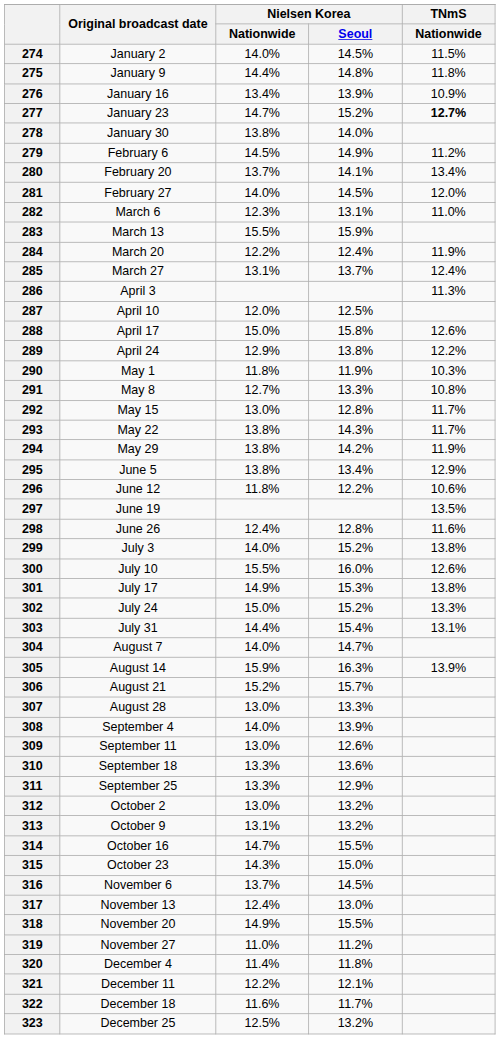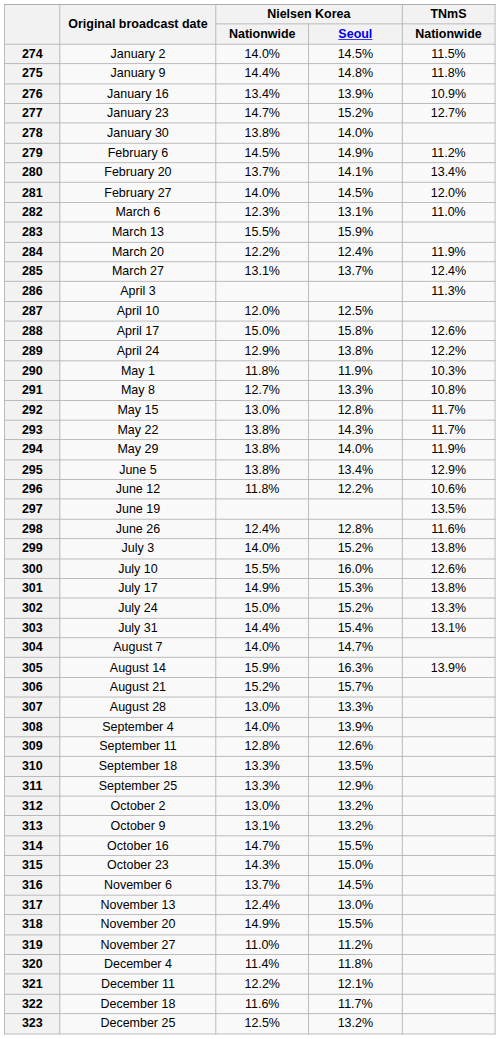(448, 113) bold -> (448, 113) normal
(355, 449) 14.2% -> (355, 449) 14.0%
(262, 746) 13.0% -> (262, 746) 12.8%
(355, 766) 13.6% -> (355, 766) 13.5%
